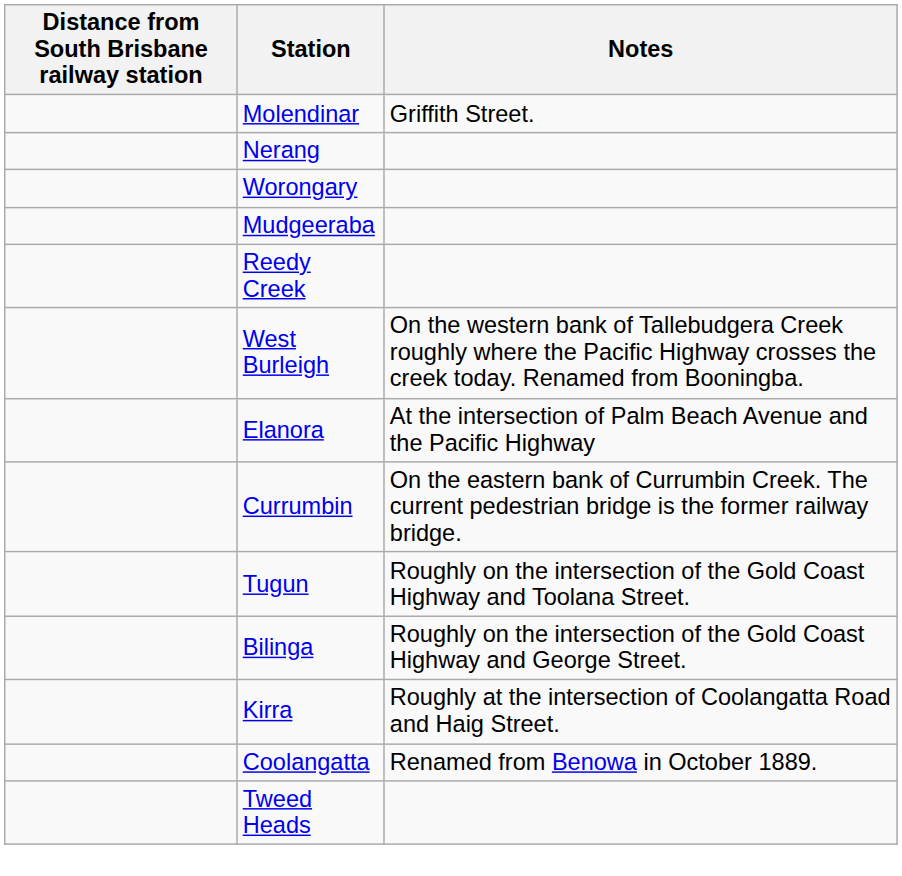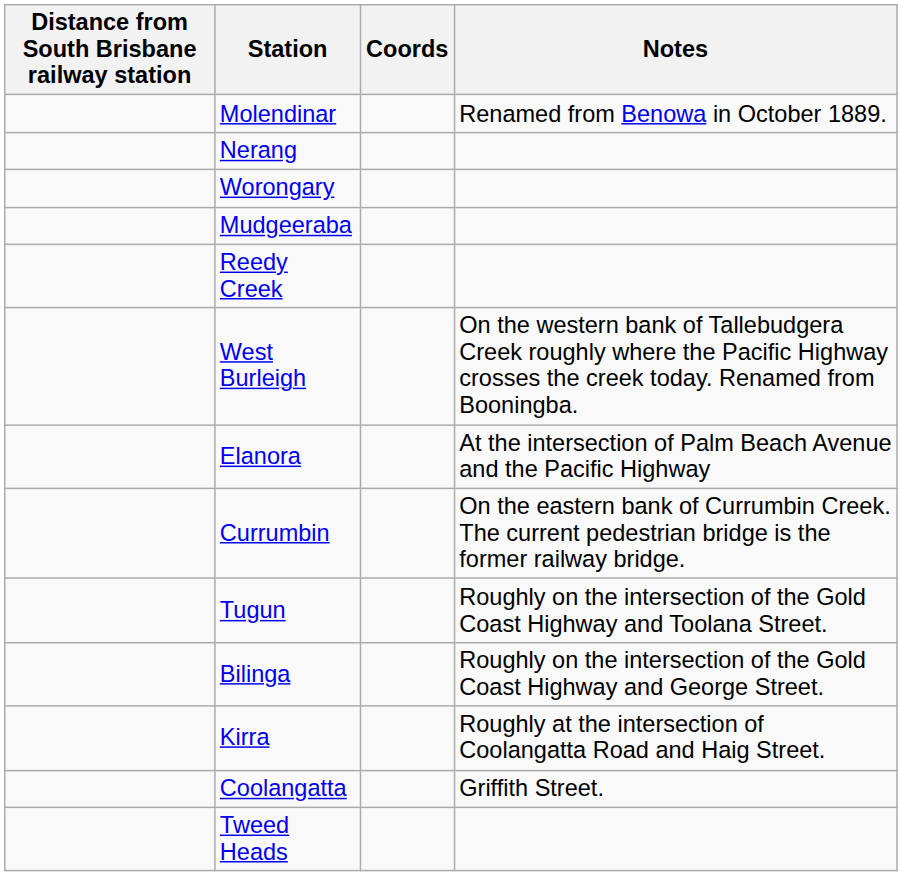+ column: (407, 49)
(462, 113) Griffith Street. -> (673, 113) Renamed from Benowa in October 1889.
(604, 761) Renamed from Benowa in October 1889. -> (532, 788) Griffith Street.
